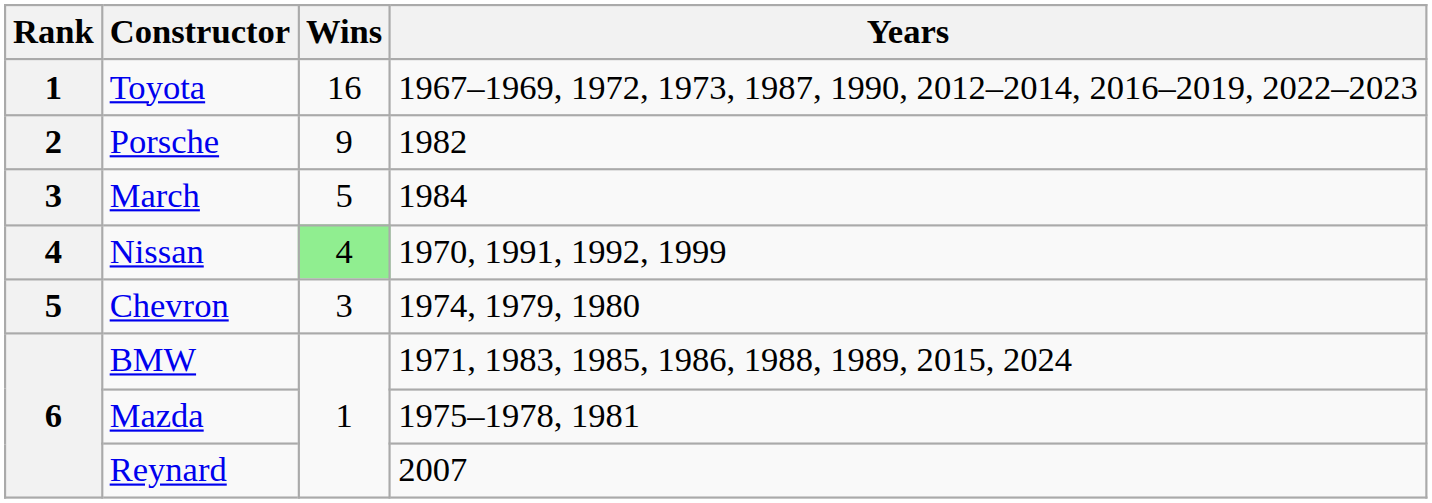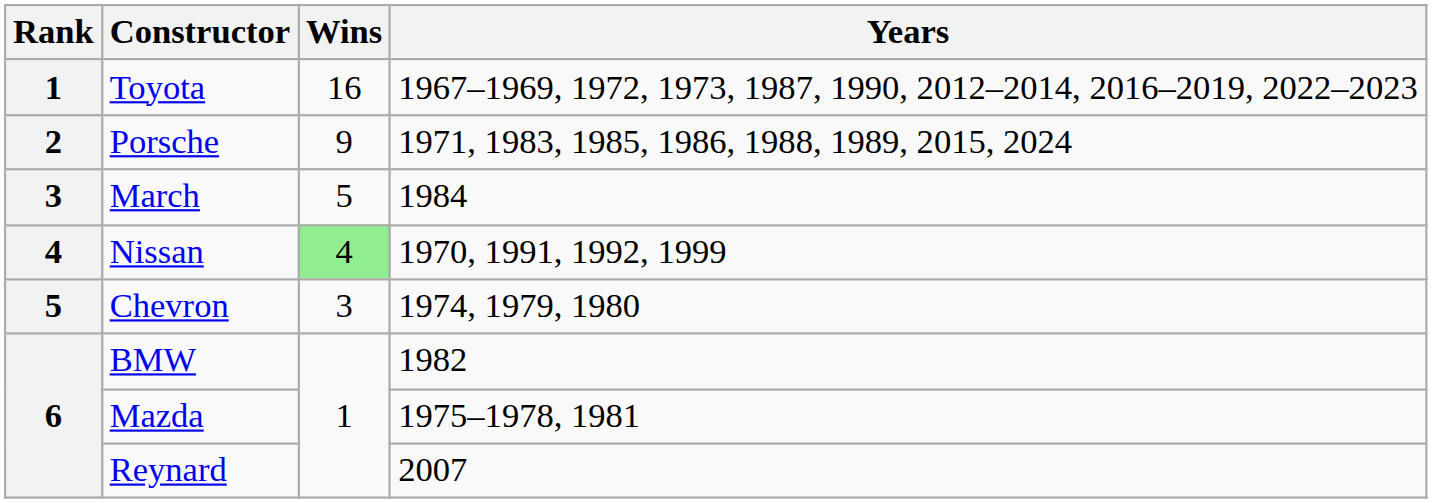(433, 141) 1982 -> (735, 141) 1971, 1983, 1985, 1986, 1988, 1989, 2015, 2024
(735, 360) 1971, 1983, 1985, 1986, 1988, 1989, 2015, 2024 -> (433, 360) 1982
